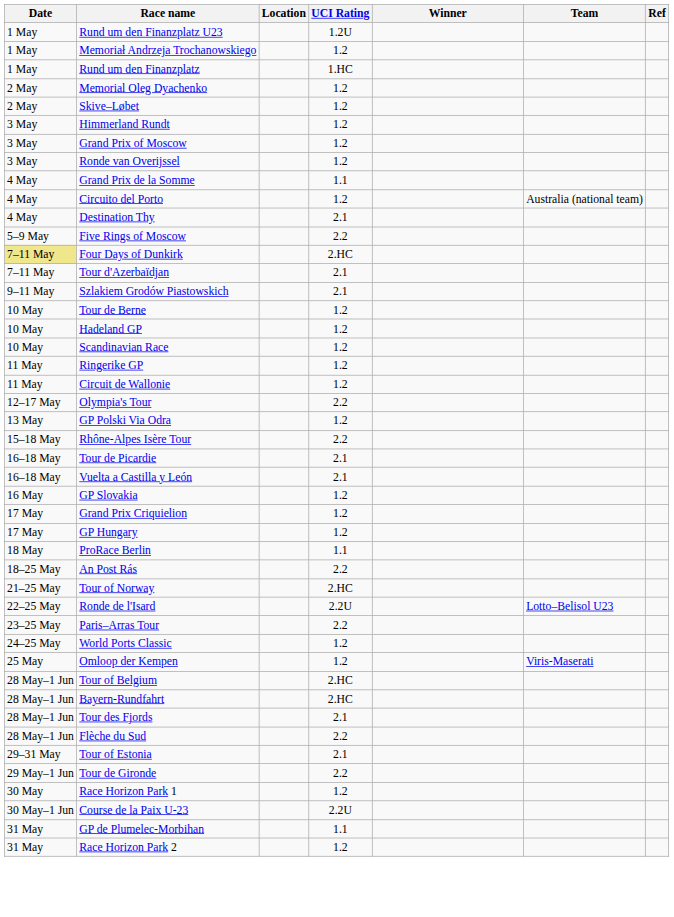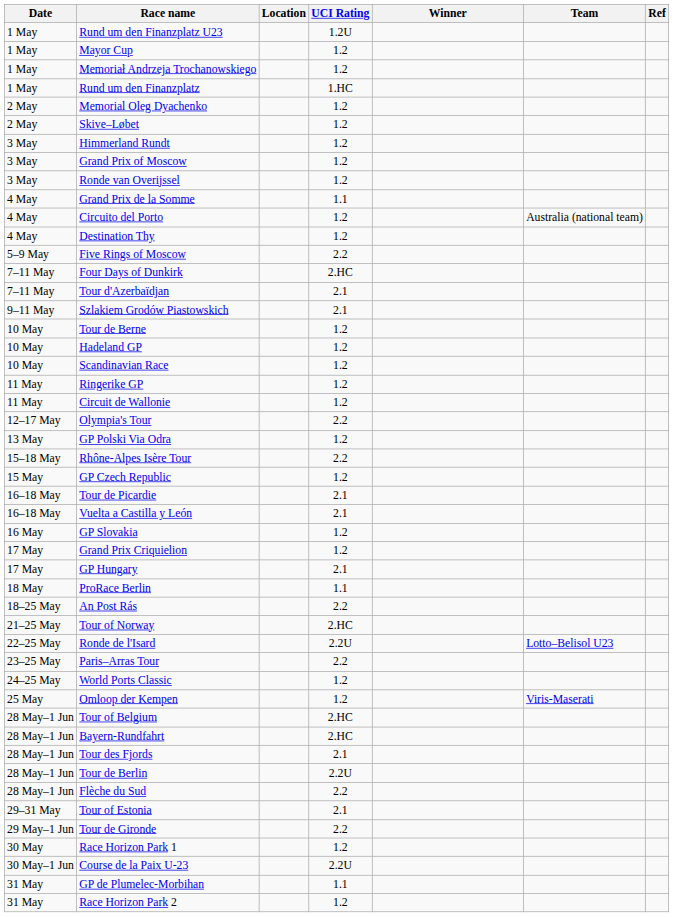+ row: (106, 50)
(340, 217) 2.1 -> (340, 236) 1.2
(31, 254) khaki background -> (31, 273) no background
+ row: (125, 476)
(340, 532) 1.2 -> (340, 569) 2.1
+ row: (113, 773)
